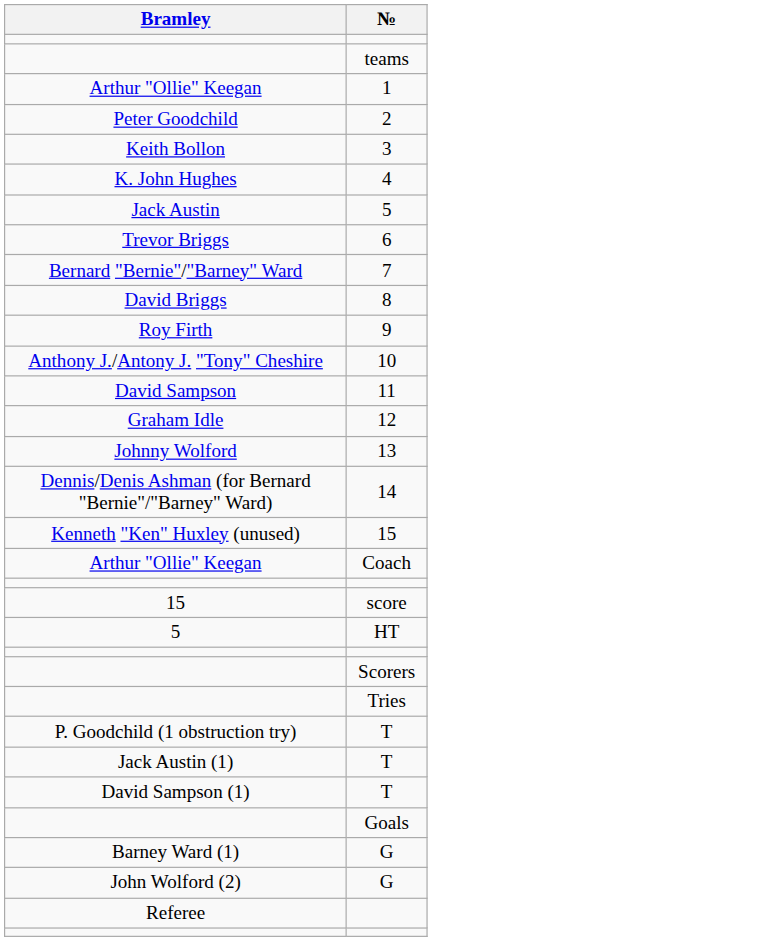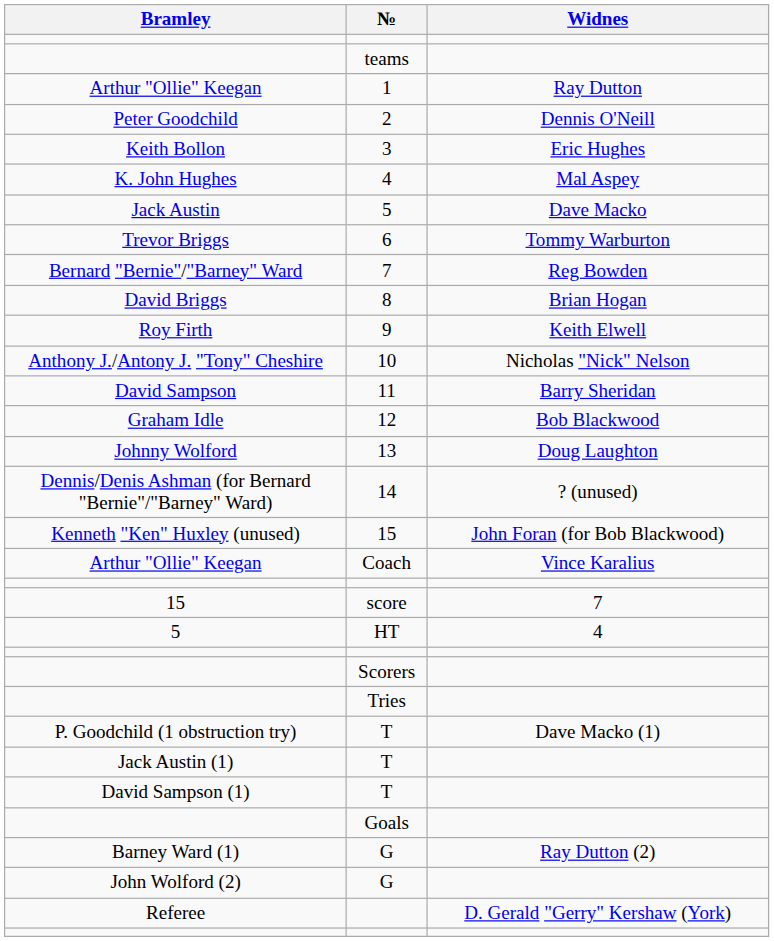+ column: (598, 19)
